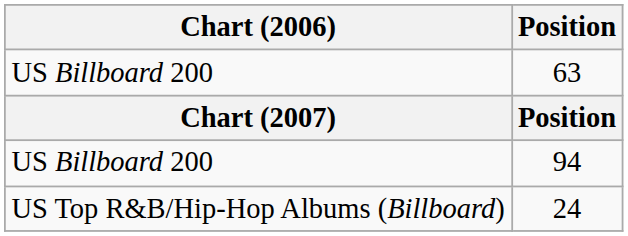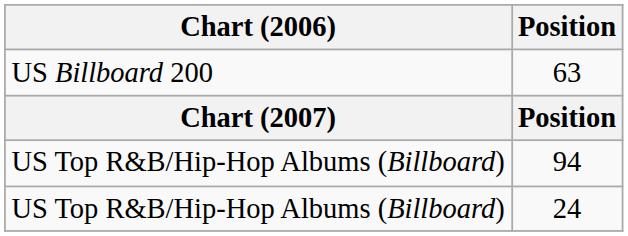(112, 162) US Billboard 200 -> (258, 162) US Top R&B/Hip-Hop Albums (Billboard)
